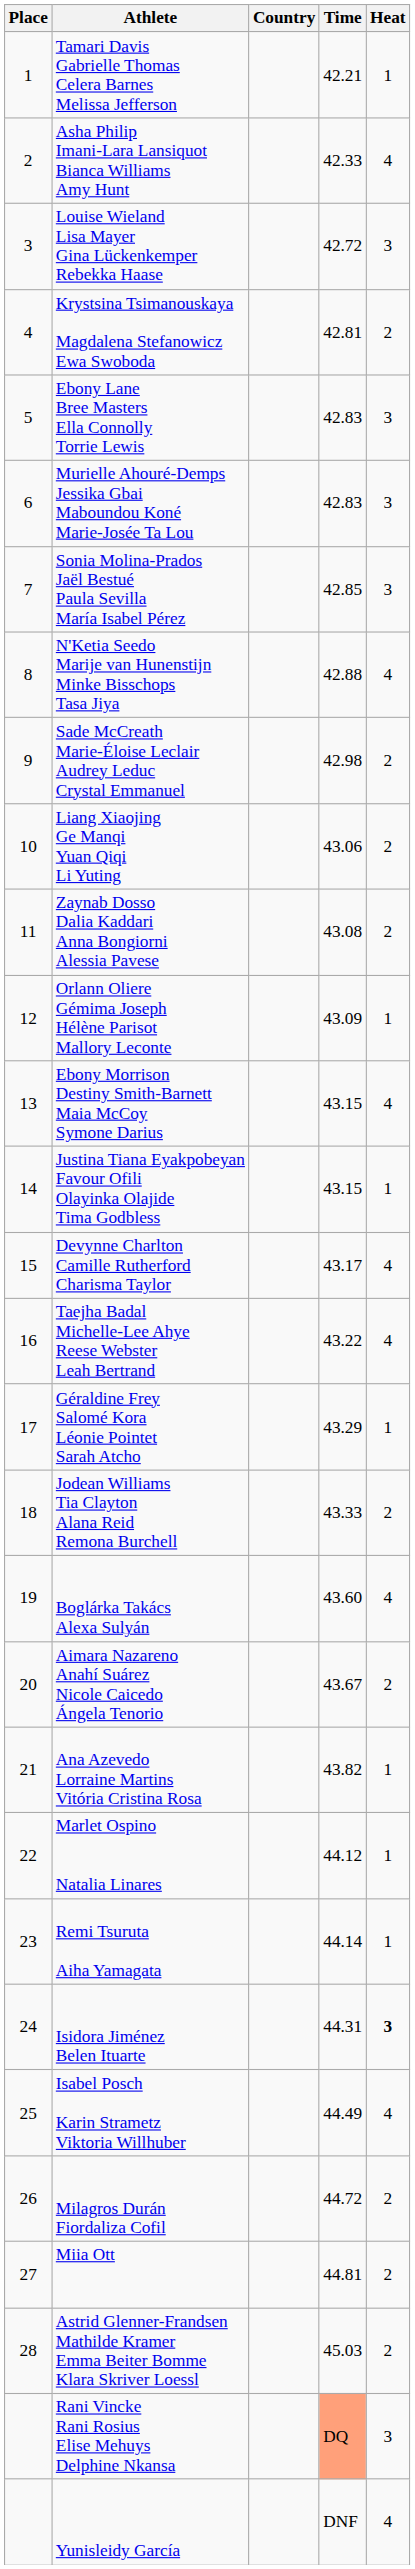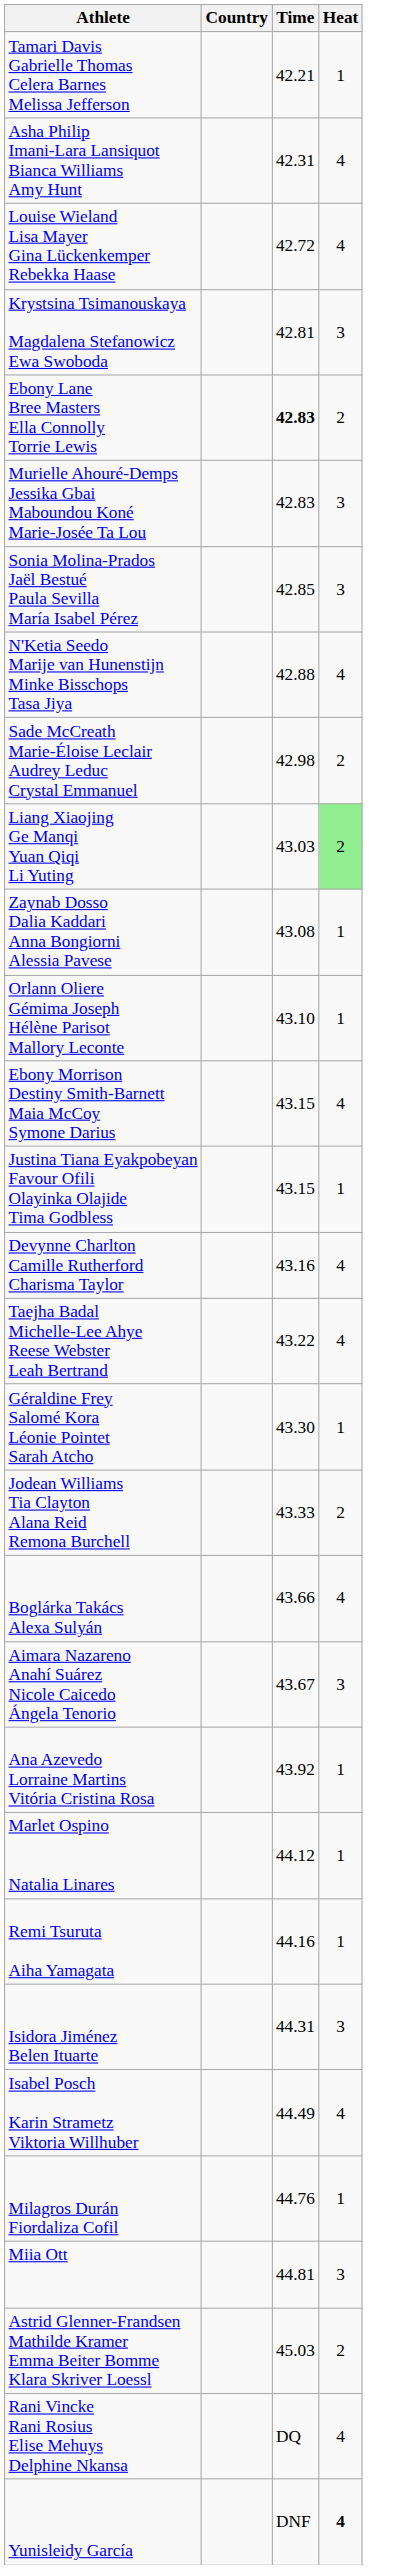- column: (28, 18)
(343, 160) 42.33 -> (295, 160) 42.31
(388, 246) 3 -> (341, 246) 4
(388, 331) 2 -> (341, 331) 3
(343, 417) normal -> (295, 417) bold
(388, 417) 3 -> (341, 417) 2
(343, 846) 43.06 -> (295, 846) 43.03
(388, 846) no background -> (341, 846) lightgreen background
(388, 932) 2 -> (341, 932) 1
(343, 1017) 43.09 -> (295, 1017) 43.10
(343, 1265) 43.17 -> (295, 1265) 43.16
(343, 1426) 43.29 -> (295, 1426) 43.30
(343, 1598) 43.60 -> (295, 1598) 43.66
(388, 1684) 2 -> (341, 1684) 3
(343, 1769) 43.82 -> (295, 1769) 43.92
(343, 1941) 44.14 -> (295, 1941) 44.16
(388, 2027) bold -> (341, 2027) normal
(343, 2198) 44.72 -> (295, 2198) 44.76
(388, 2198) 2 -> (341, 2198) 1
(388, 2274) 2 -> (341, 2274) 3
(336, 2436) lightsalmon background -> (288, 2436) no background
(388, 2436) 3 -> (341, 2436) 4
(388, 2521) normal -> (341, 2521) bold
